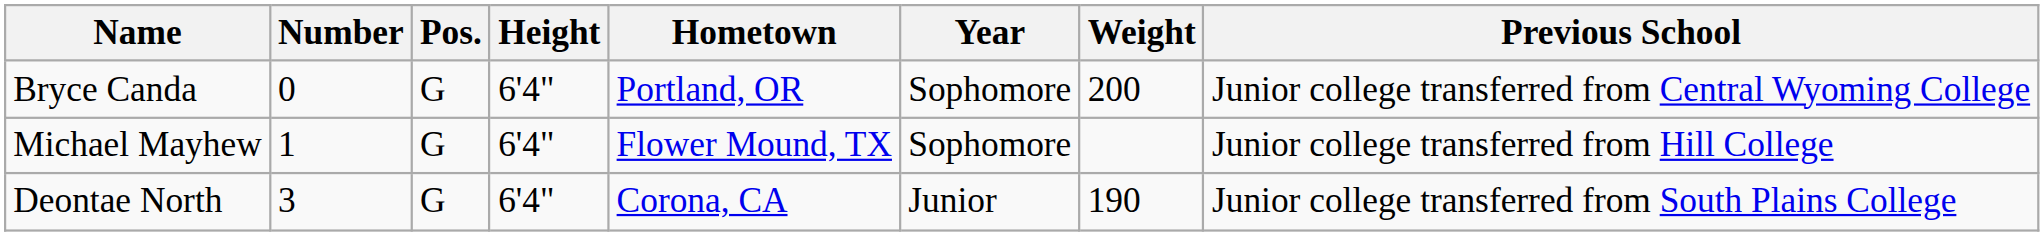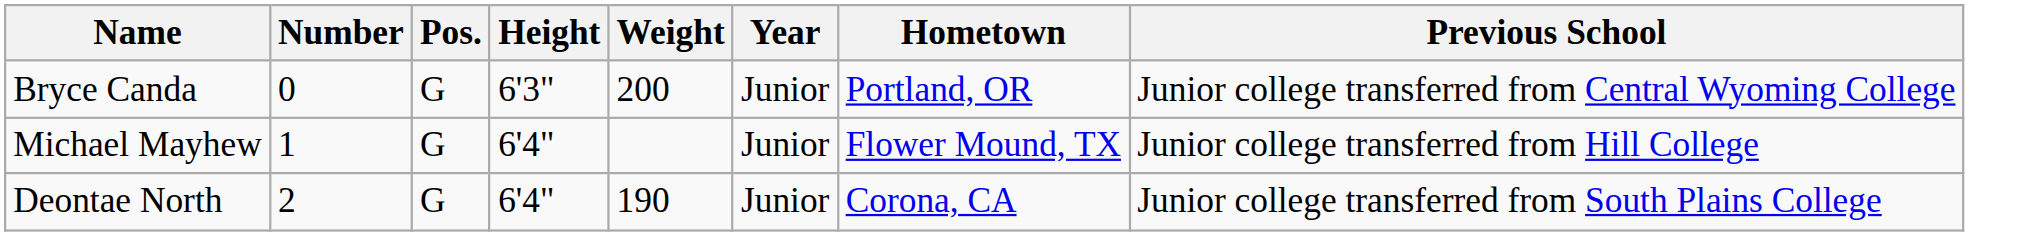columns swapped: (1142, 32) <-> (754, 32)
(526, 88) 6'4" -> (526, 88) 6'3"
(990, 88) Sophomore -> (785, 88) Junior
(990, 144) Sophomore -> (785, 144) Junior
(287, 200) 3 -> (287, 200) 2
